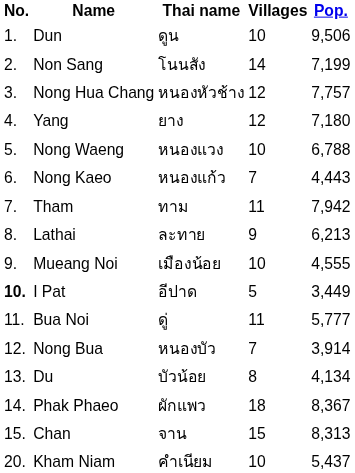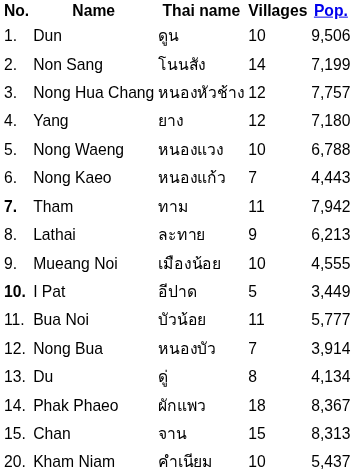(10, 206) normal -> (10, 206) bold
(163, 320) ดู่ -> (182, 320) บัวน้อย
(182, 377) บัวน้อย -> (163, 377) ดู่
